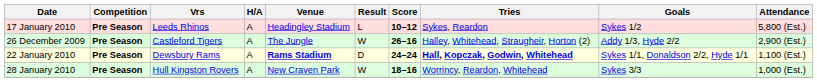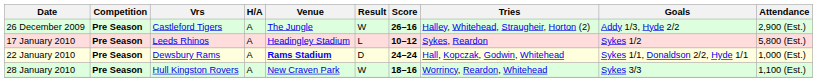rows swapped: (46, 41) <-> (41, 27)
(498, 56) bold -> (493, 56) normal
(782, 56) 1,100 (Est.) -> (782, 56) 1,000 (Est.)
(782, 70) 1,000 (Est.) -> (782, 70) 1,100 (Est.)
